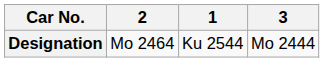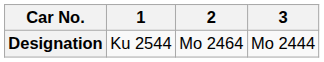columns swapped: (213, 17) <-> (142, 17)
